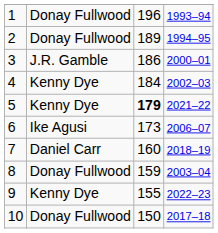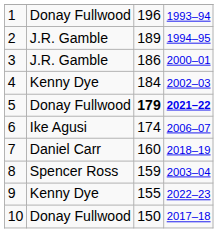(80, 37) Donay Fullwood -> (69, 37) J.R. Gamble
(64, 104) Kenny Dye -> (80, 104) Donay Fullwood
(189, 105) normal -> (189, 105) bold
(149, 127) 173 -> (149, 127) 174
(80, 171) Donay Fullwood -> (74, 171) Spencer Ross
